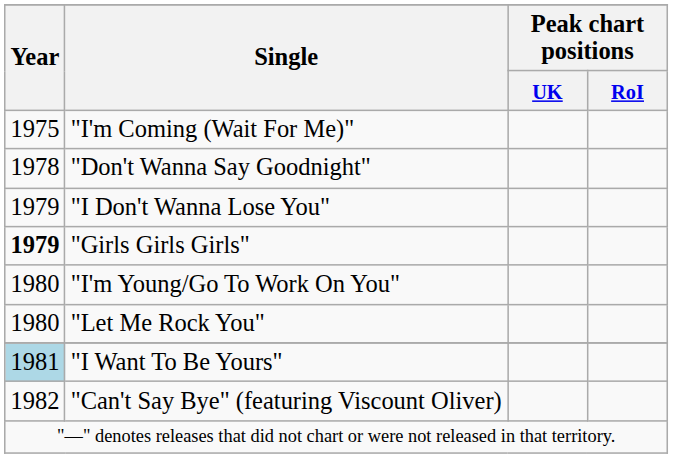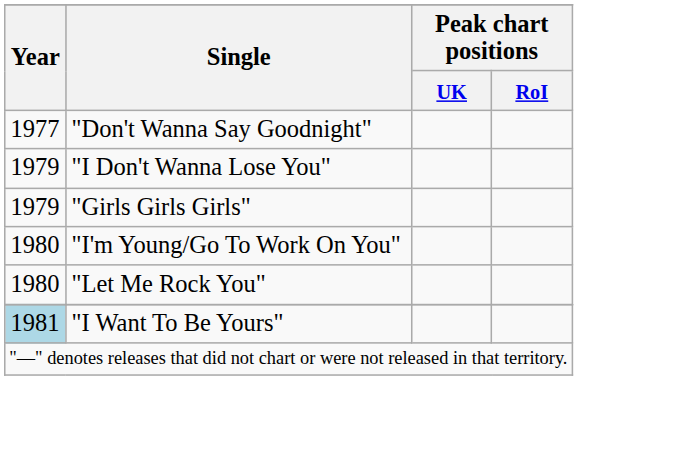- row: (212, 129)
(35, 167) 1978 -> (35, 129) 1977
(35, 245) bold -> (35, 206) normal
- row: (286, 400)
